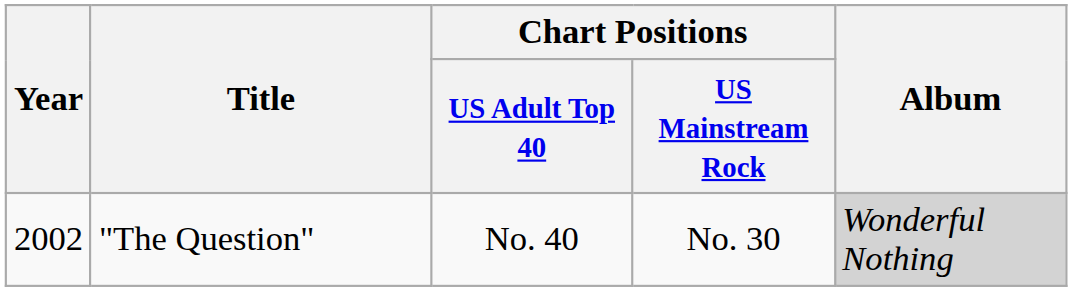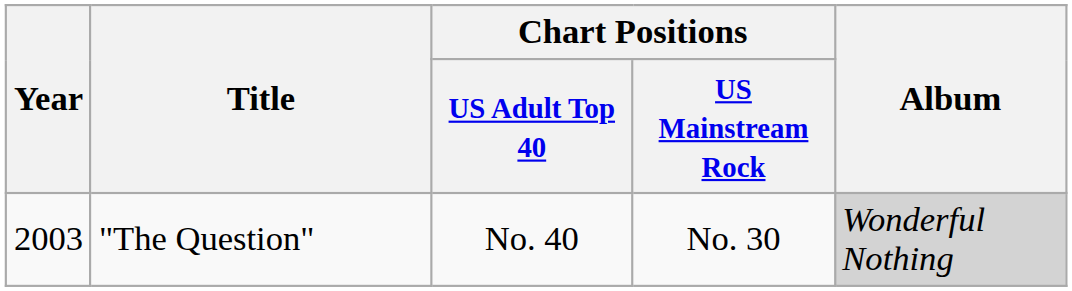(49, 238) 2002 -> (49, 238) 2003
